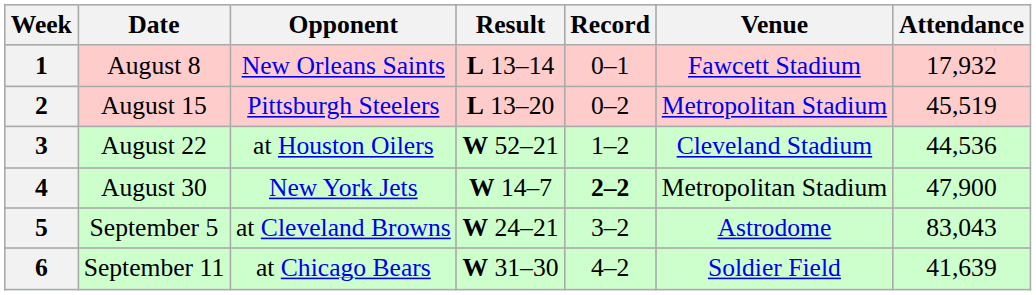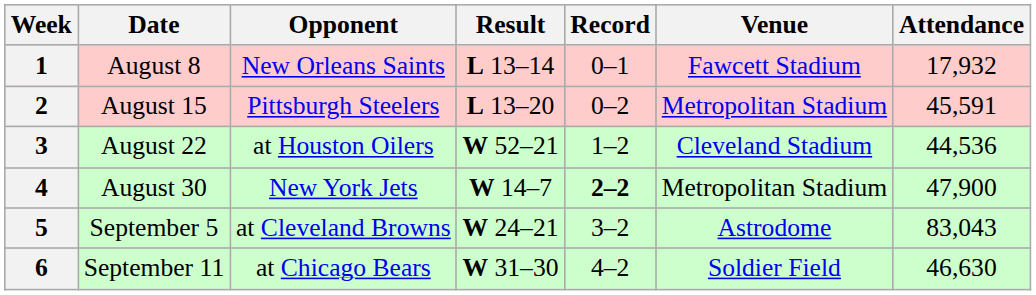(962, 106) 45,519 -> (962, 106) 45,591
(962, 268) 41,639 -> (962, 268) 46,630
